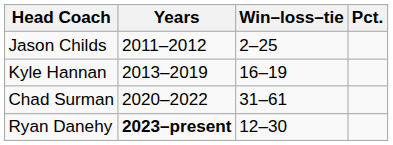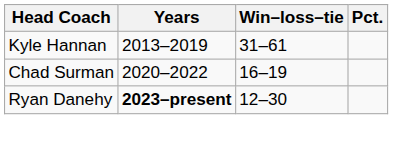- row: (57, 45)
(263, 72) 16–19 -> (263, 45) 31–61
(263, 99) 31–61 -> (263, 72) 16–19
